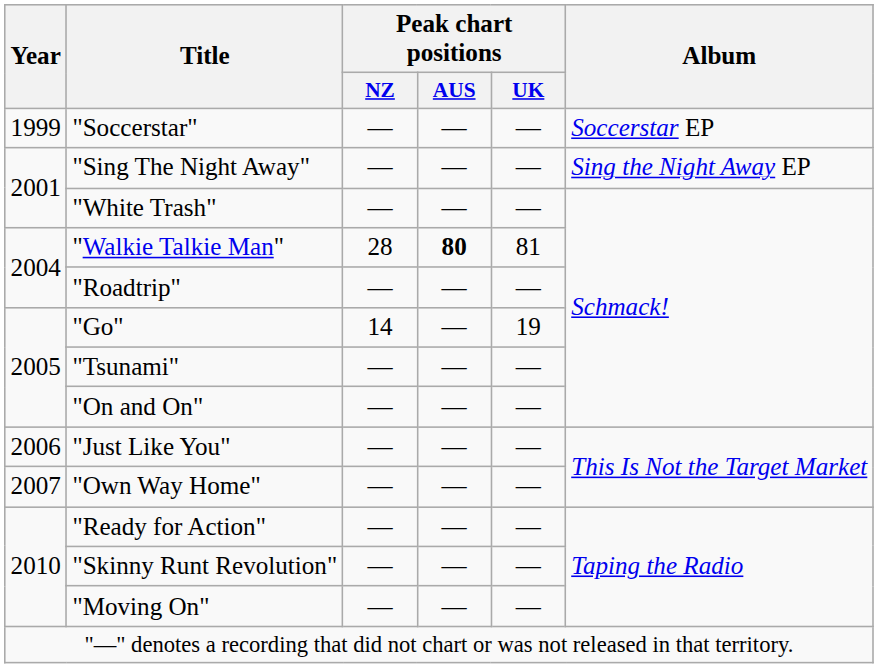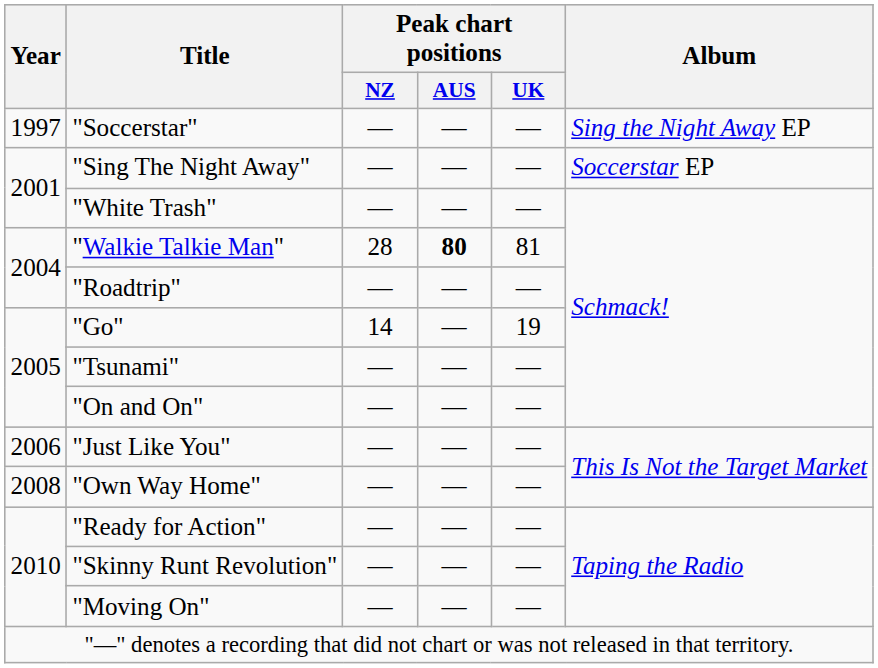(36, 127) 1999 -> (36, 127) 1997
(643, 127) Soccerstar EP -> (691, 127) Sing the Night Away EP
(691, 167) Sing the Night Away EP -> (643, 167) Soccerstar EP
(36, 486) 2007 -> (36, 486) 2008
